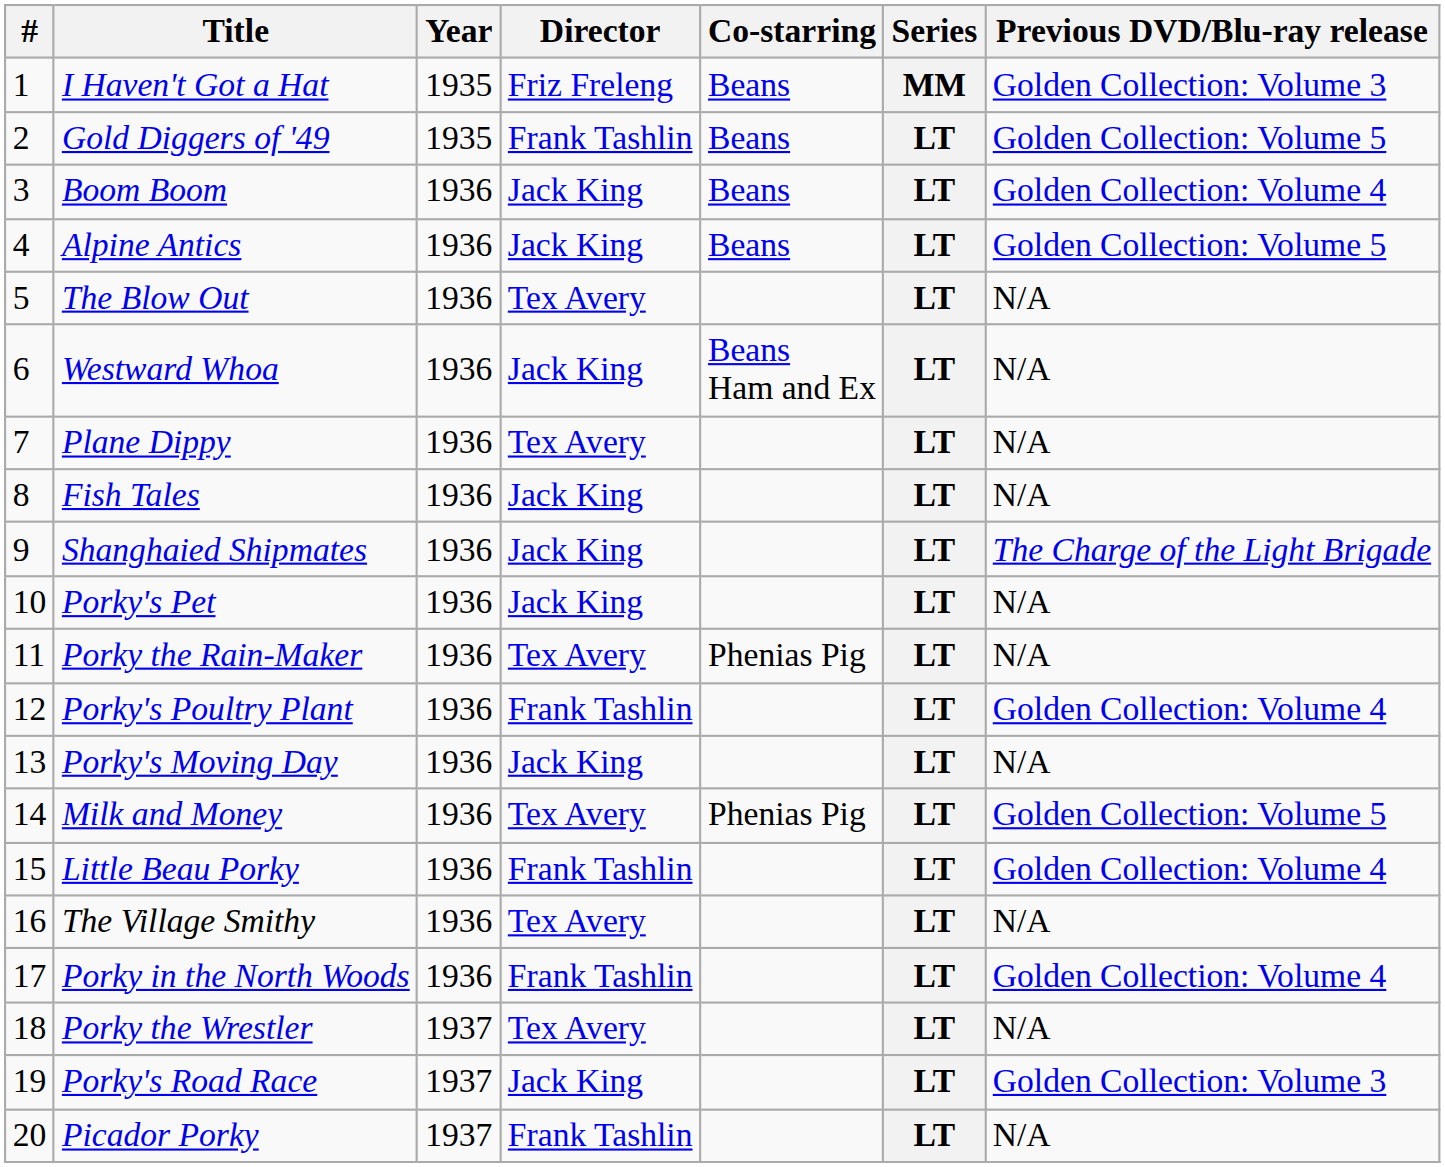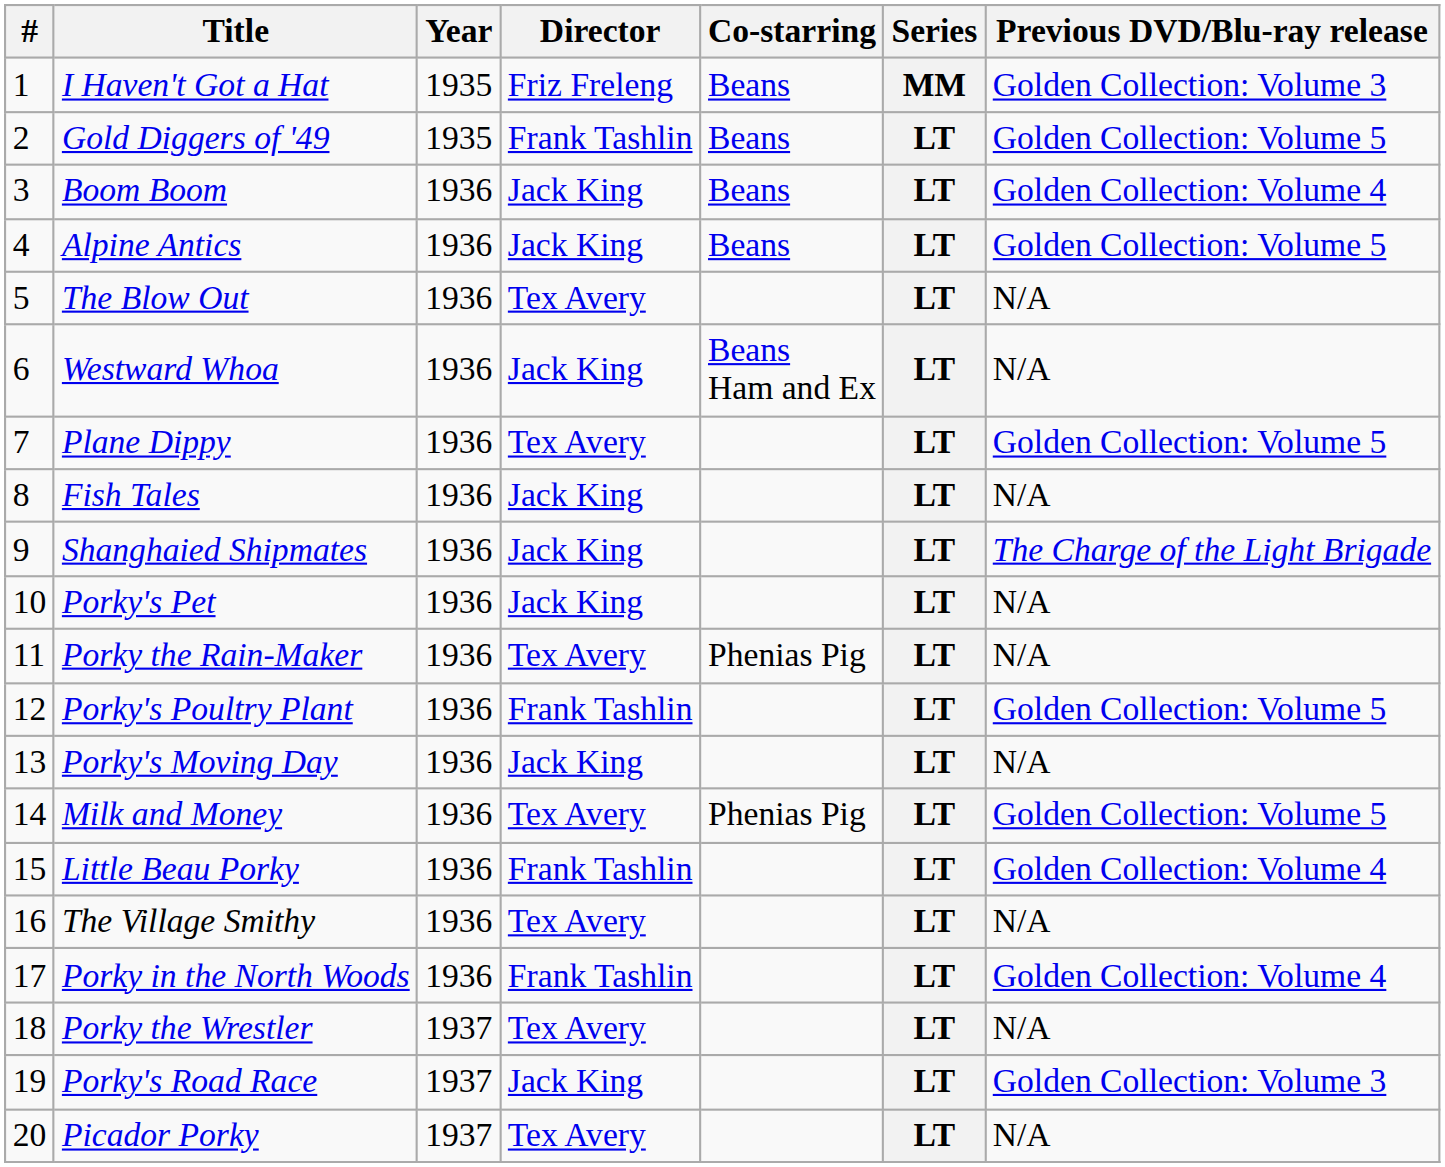(1022, 441) N/A -> (1190, 441) Golden Collection: Volume 5
(1190, 708) Golden Collection: Volume 4 -> (1190, 708) Golden Collection: Volume 5
(600, 1134) Frank Tashlin -> (577, 1134) Tex Avery
